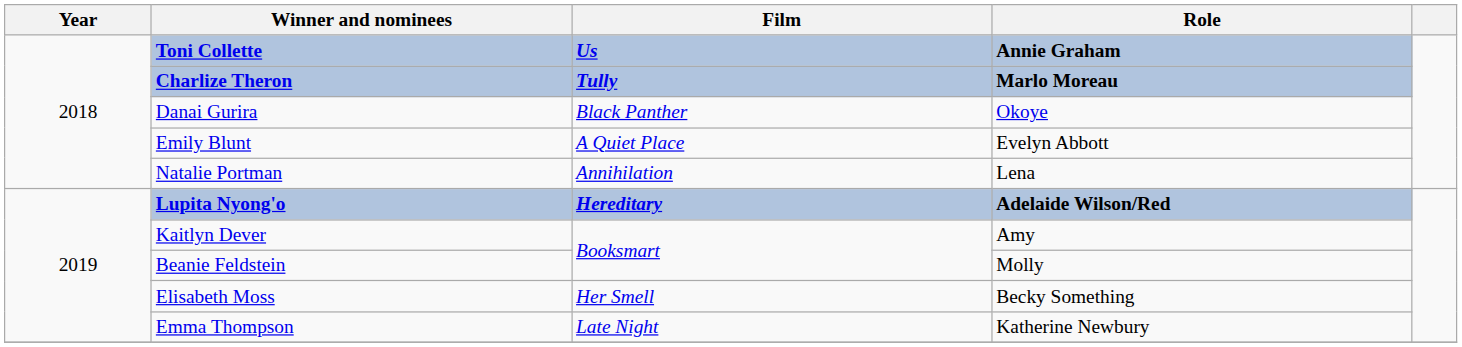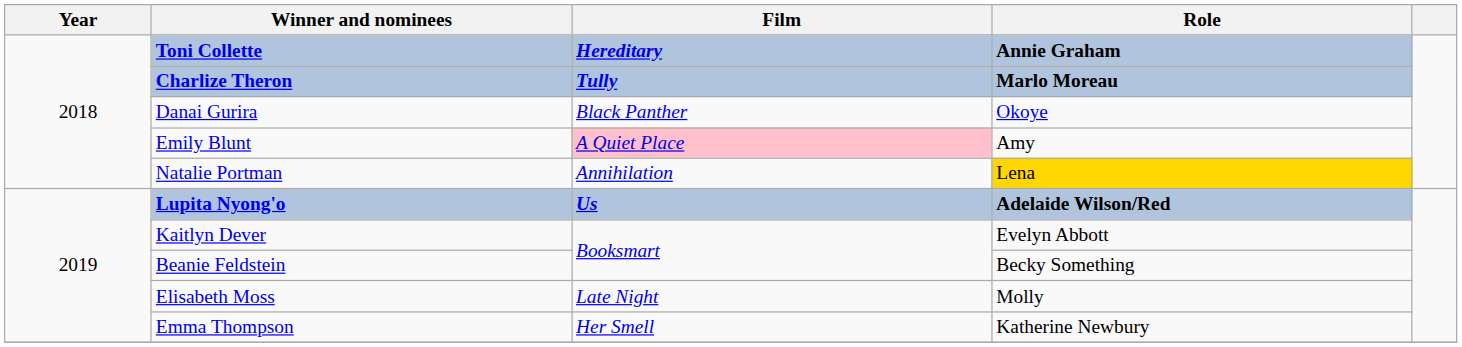(587, 50) Us -> (619, 50) Hereditary
(630, 142) no background -> (630, 142) pink background
(1053, 142) Evelyn Abbott -> (1016, 142) Amy
(1016, 173) no background -> (1016, 173) gold background
(619, 204) Hereditary -> (587, 204) Us
(1016, 234) Amy -> (1053, 234) Evelyn Abbott
(1020, 265) Molly -> (1065, 265) Becky Something
(615, 296) Her Smell -> (617, 296) Late Night
(1065, 296) Becky Something -> (1020, 296) Molly
(617, 326) Late Night -> (615, 326) Her Smell
